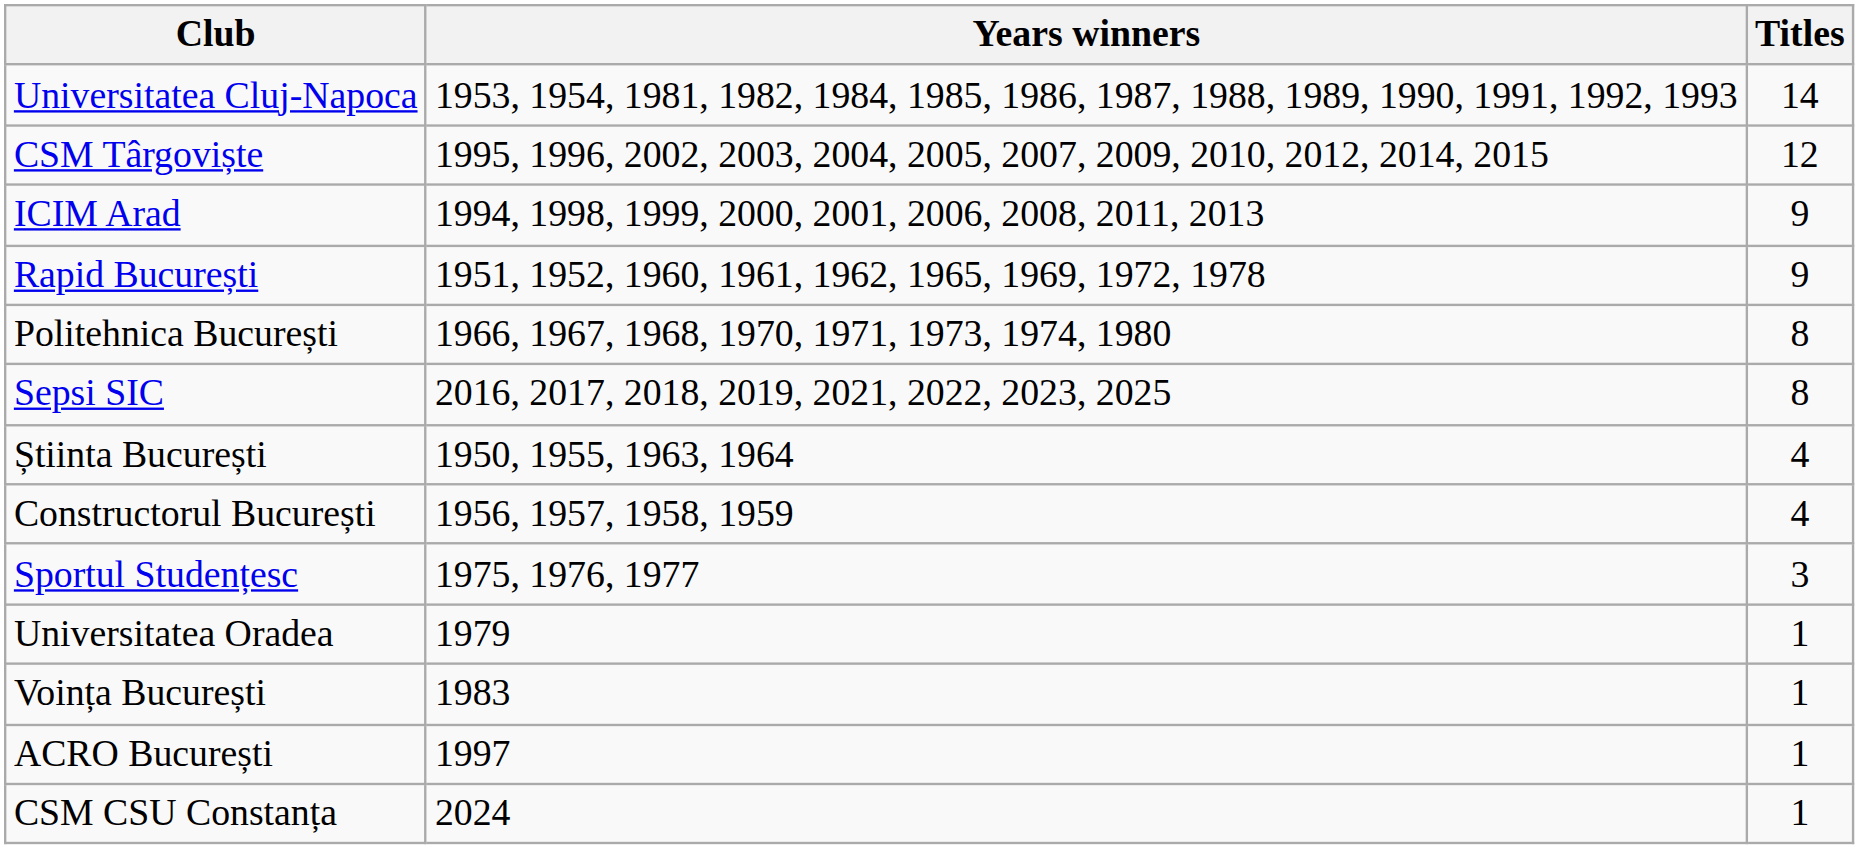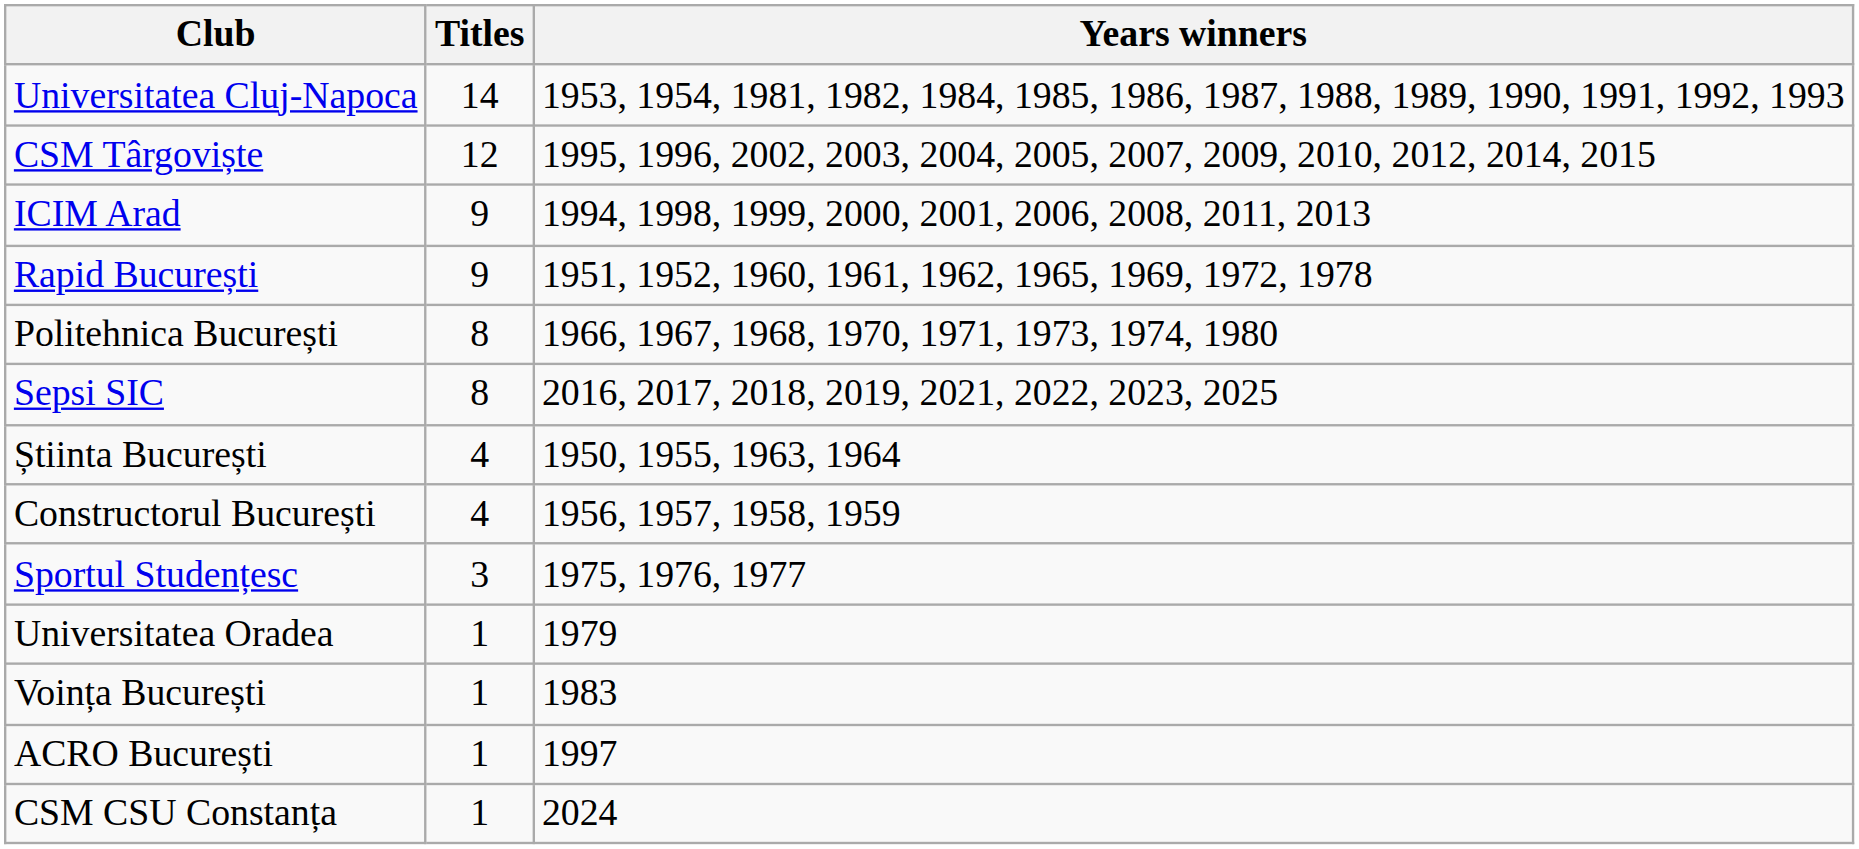columns swapped: (1800, 34) <-> (1086, 34)
